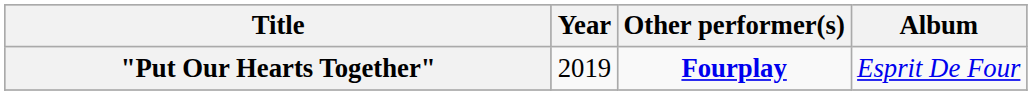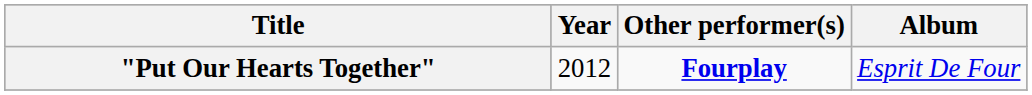(584, 68) 2019 -> (584, 68) 2012
